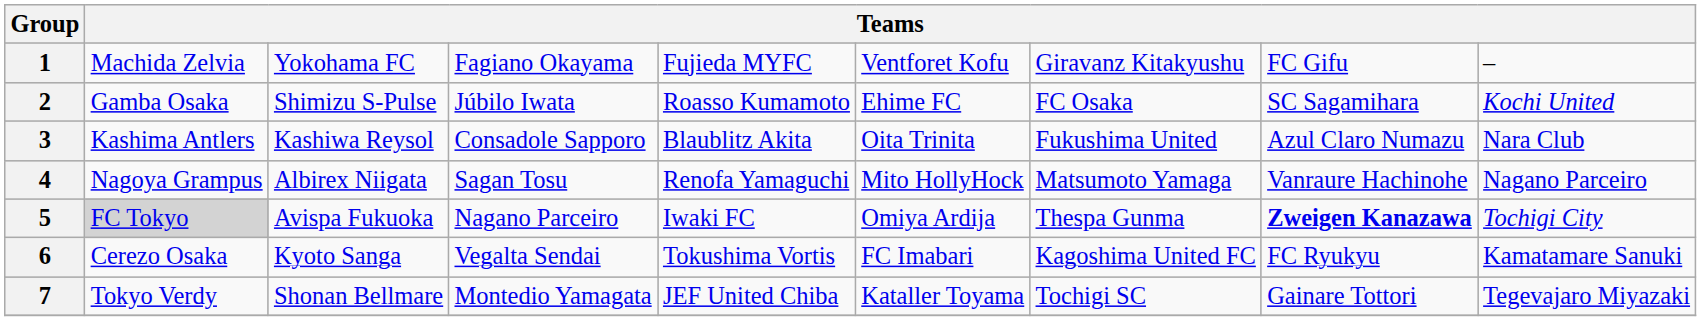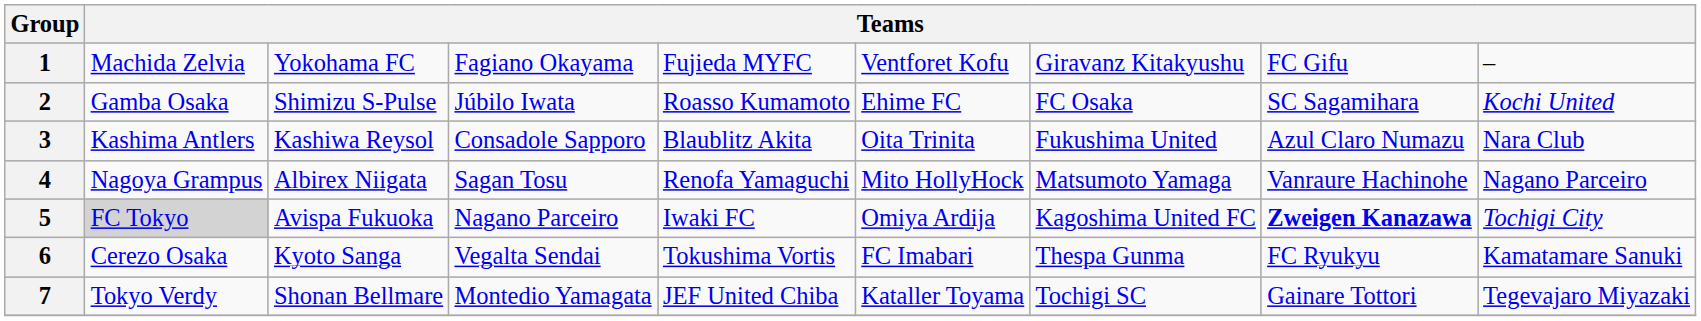(1110, 218) Thespa Gunma -> (1146, 218) Kagoshima United FC
(1146, 256) Kagoshima United FC -> (1110, 256) Thespa Gunma
